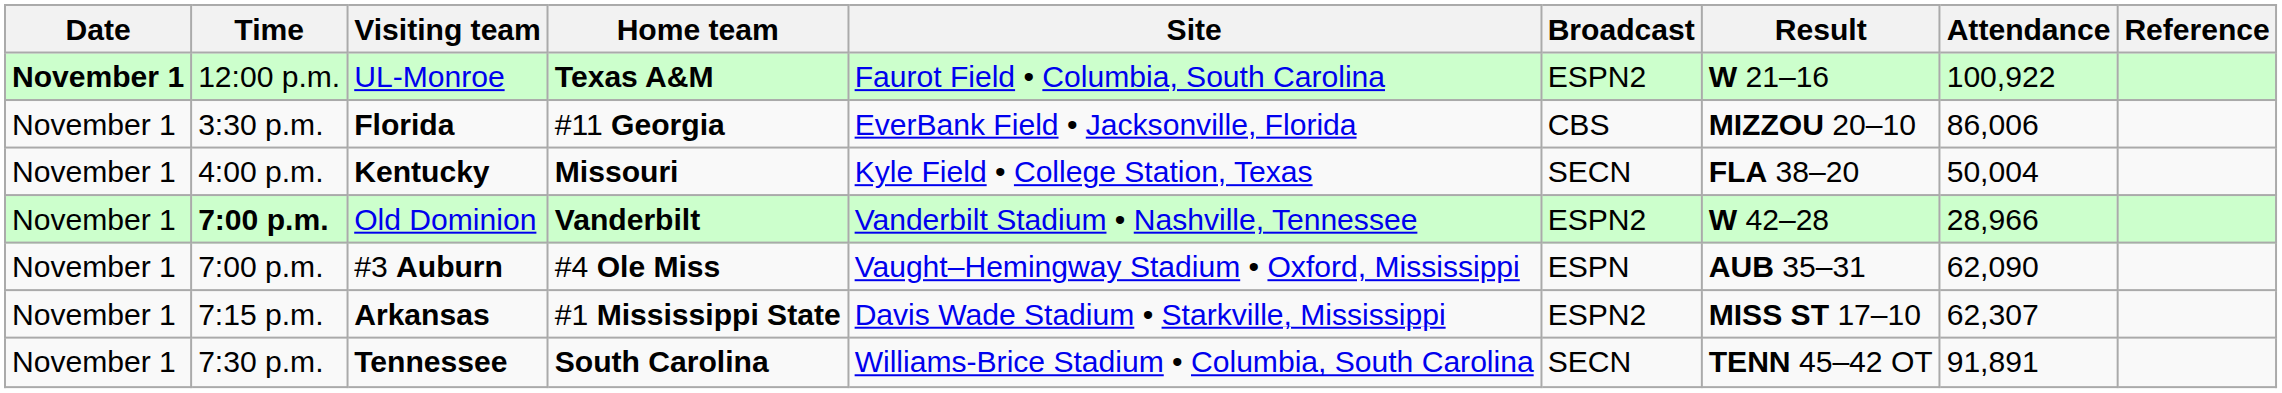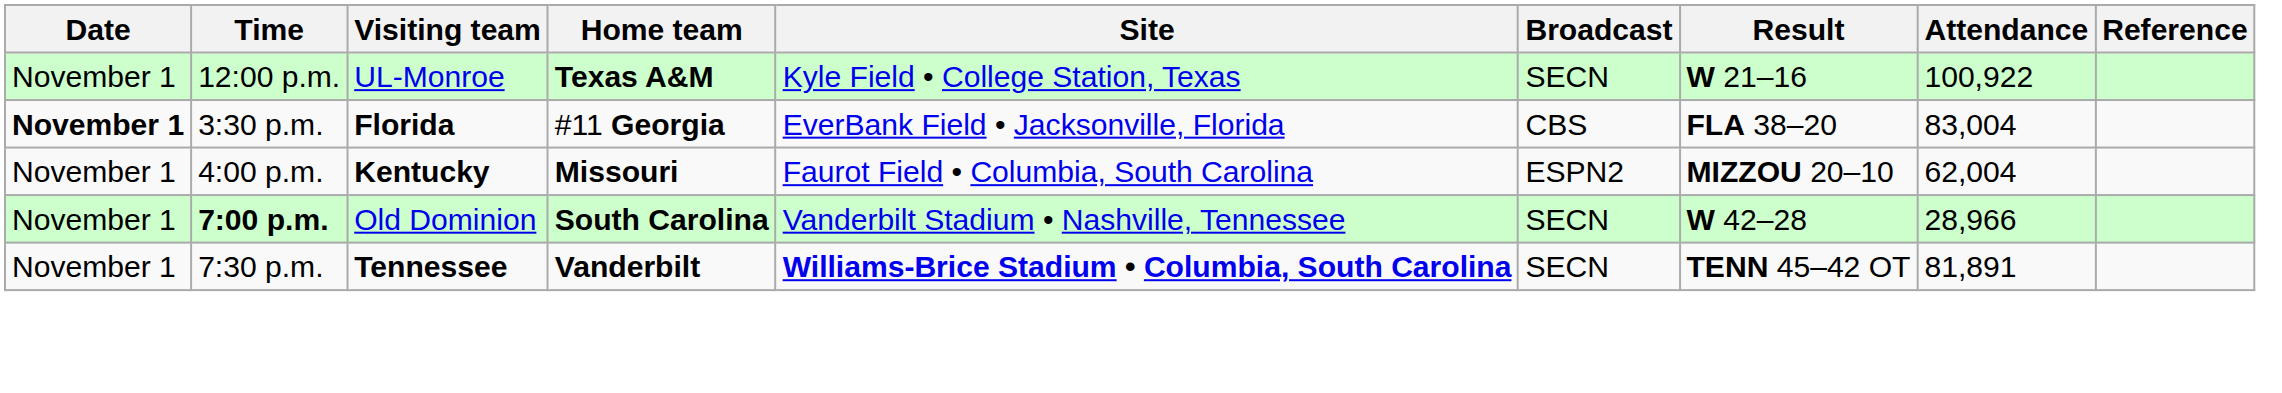(98, 77) bold -> (94, 77) normal
(1120, 77) Faurot Field • Columbia, South Carolina -> (1012, 77) Kyle Field • College Station, Texas
(1597, 77) ESPN2 -> (1567, 77) SECN
(94, 124) normal -> (98, 124) bold
(1812, 124) MIZZOU 20–10 -> (1762, 124) FLA 38–20
(1993, 124) 86,006 -> (1970, 124) 83,004
(1084, 172) Kyle Field • College Station, Texas -> (1048, 172) Faurot Field • Columbia, South Carolina
(1589, 172) SECN -> (1575, 172) ESPN2
(1784, 172) FLA 38–20 -> (1790, 172) MIZZOU 20–10
(1993, 172) 50,004 -> (1970, 172) 62,004
(628, 220) Vanderbilt -> (662, 220) South Carolina
(1597, 220) ESPN2 -> (1567, 220) SECN
- row: (429, 267)
- row: (422, 315)
(662, 363) South Carolina -> (628, 267) Vanderbilt
(1194, 363) normal -> (1147, 267) bold
(1993, 363) 91,891 -> (1970, 267) 81,891
